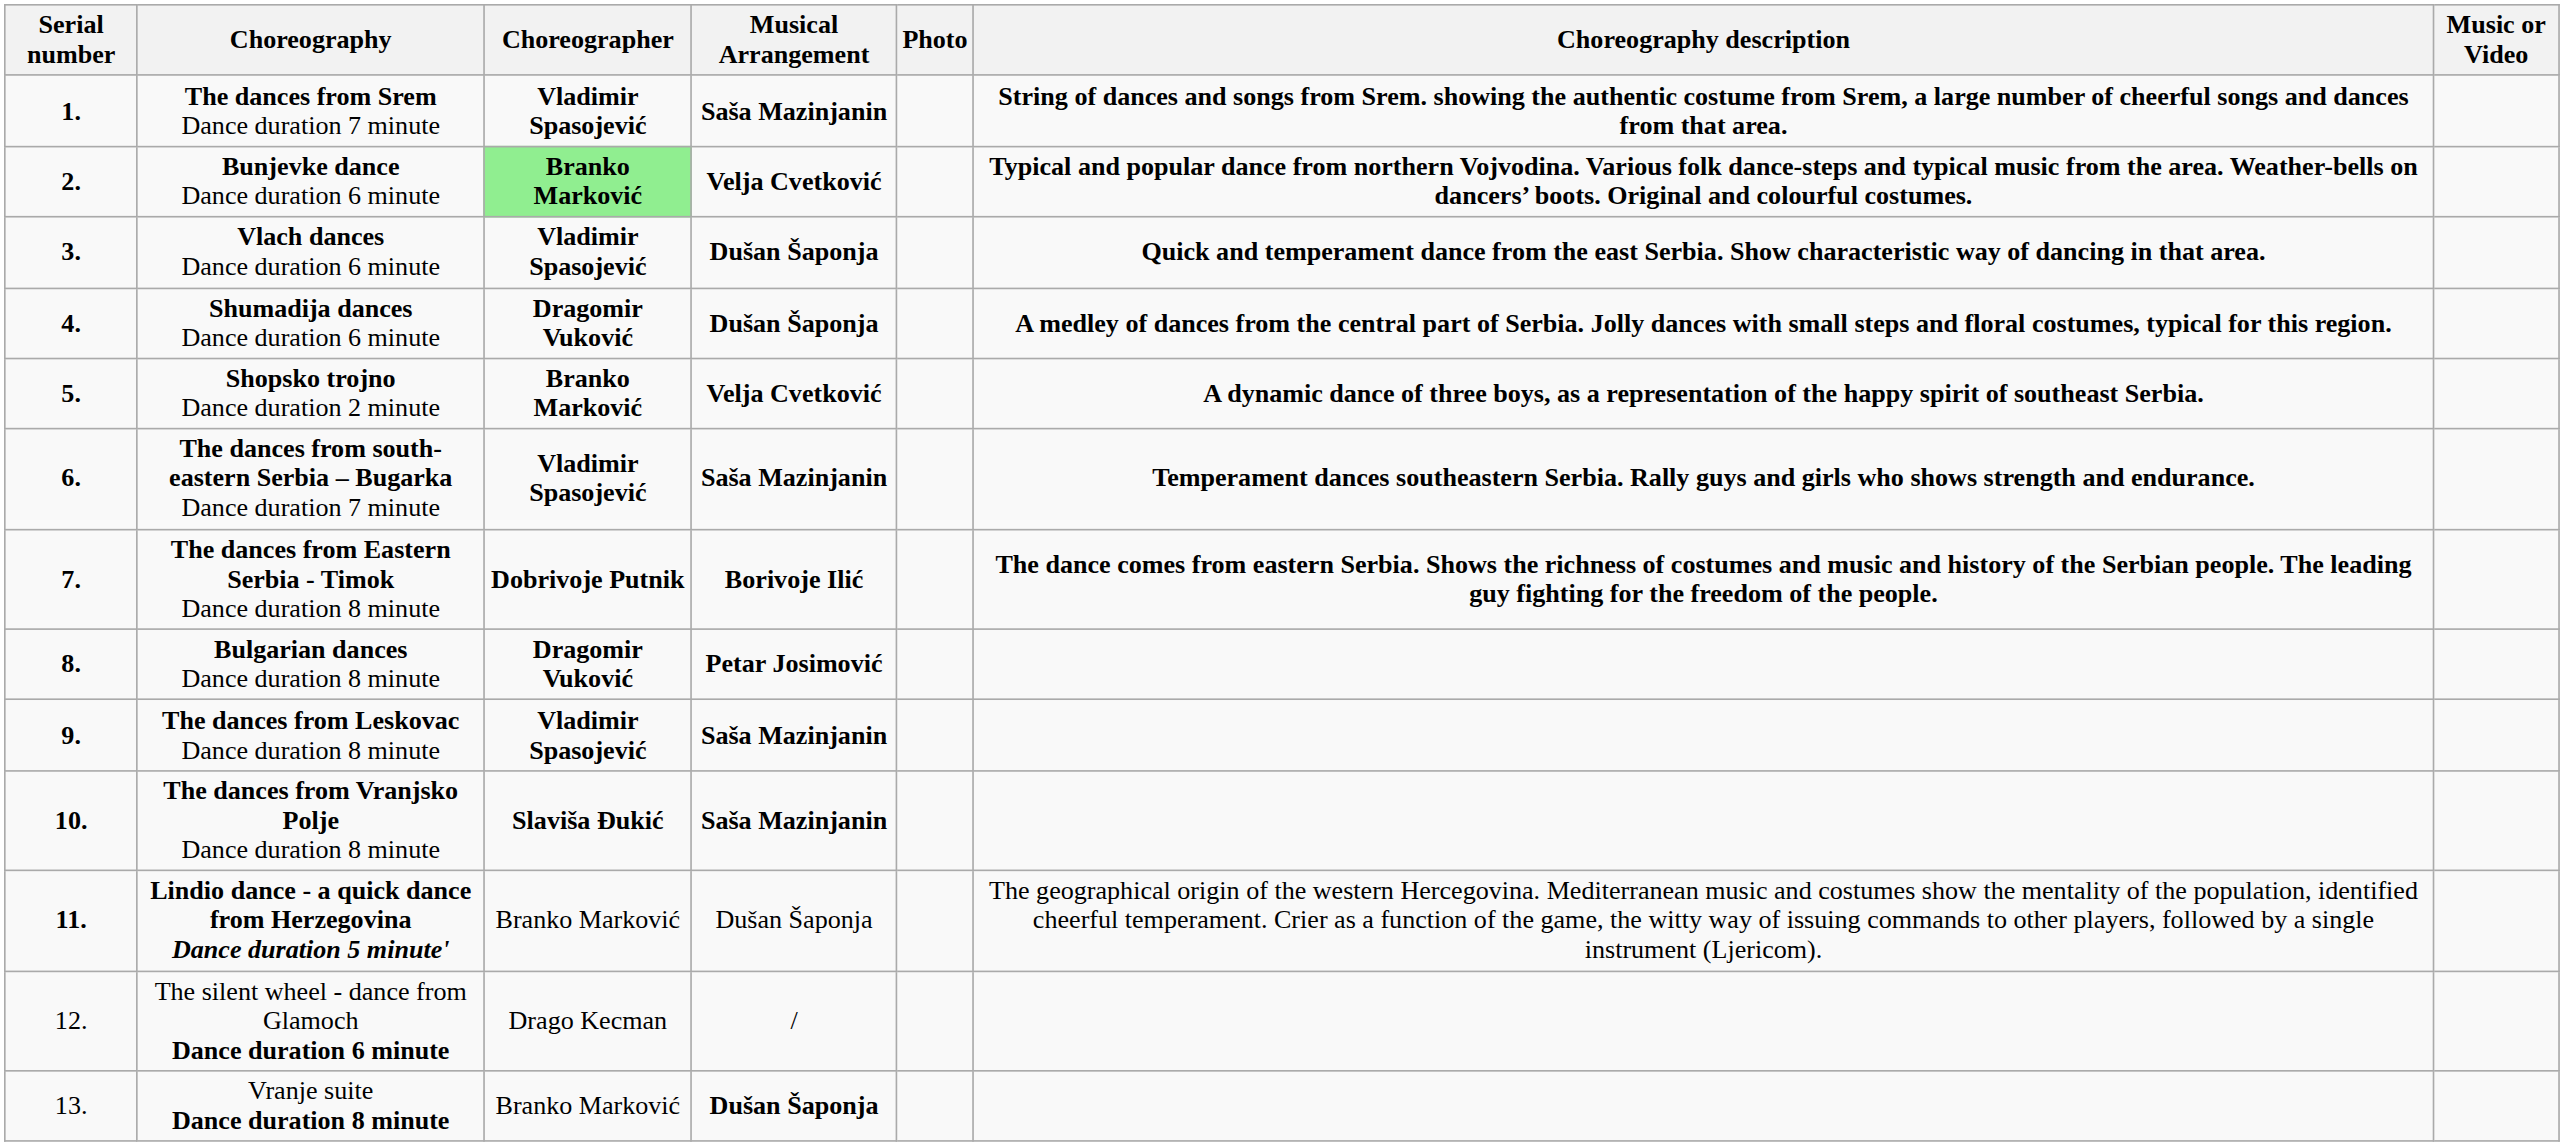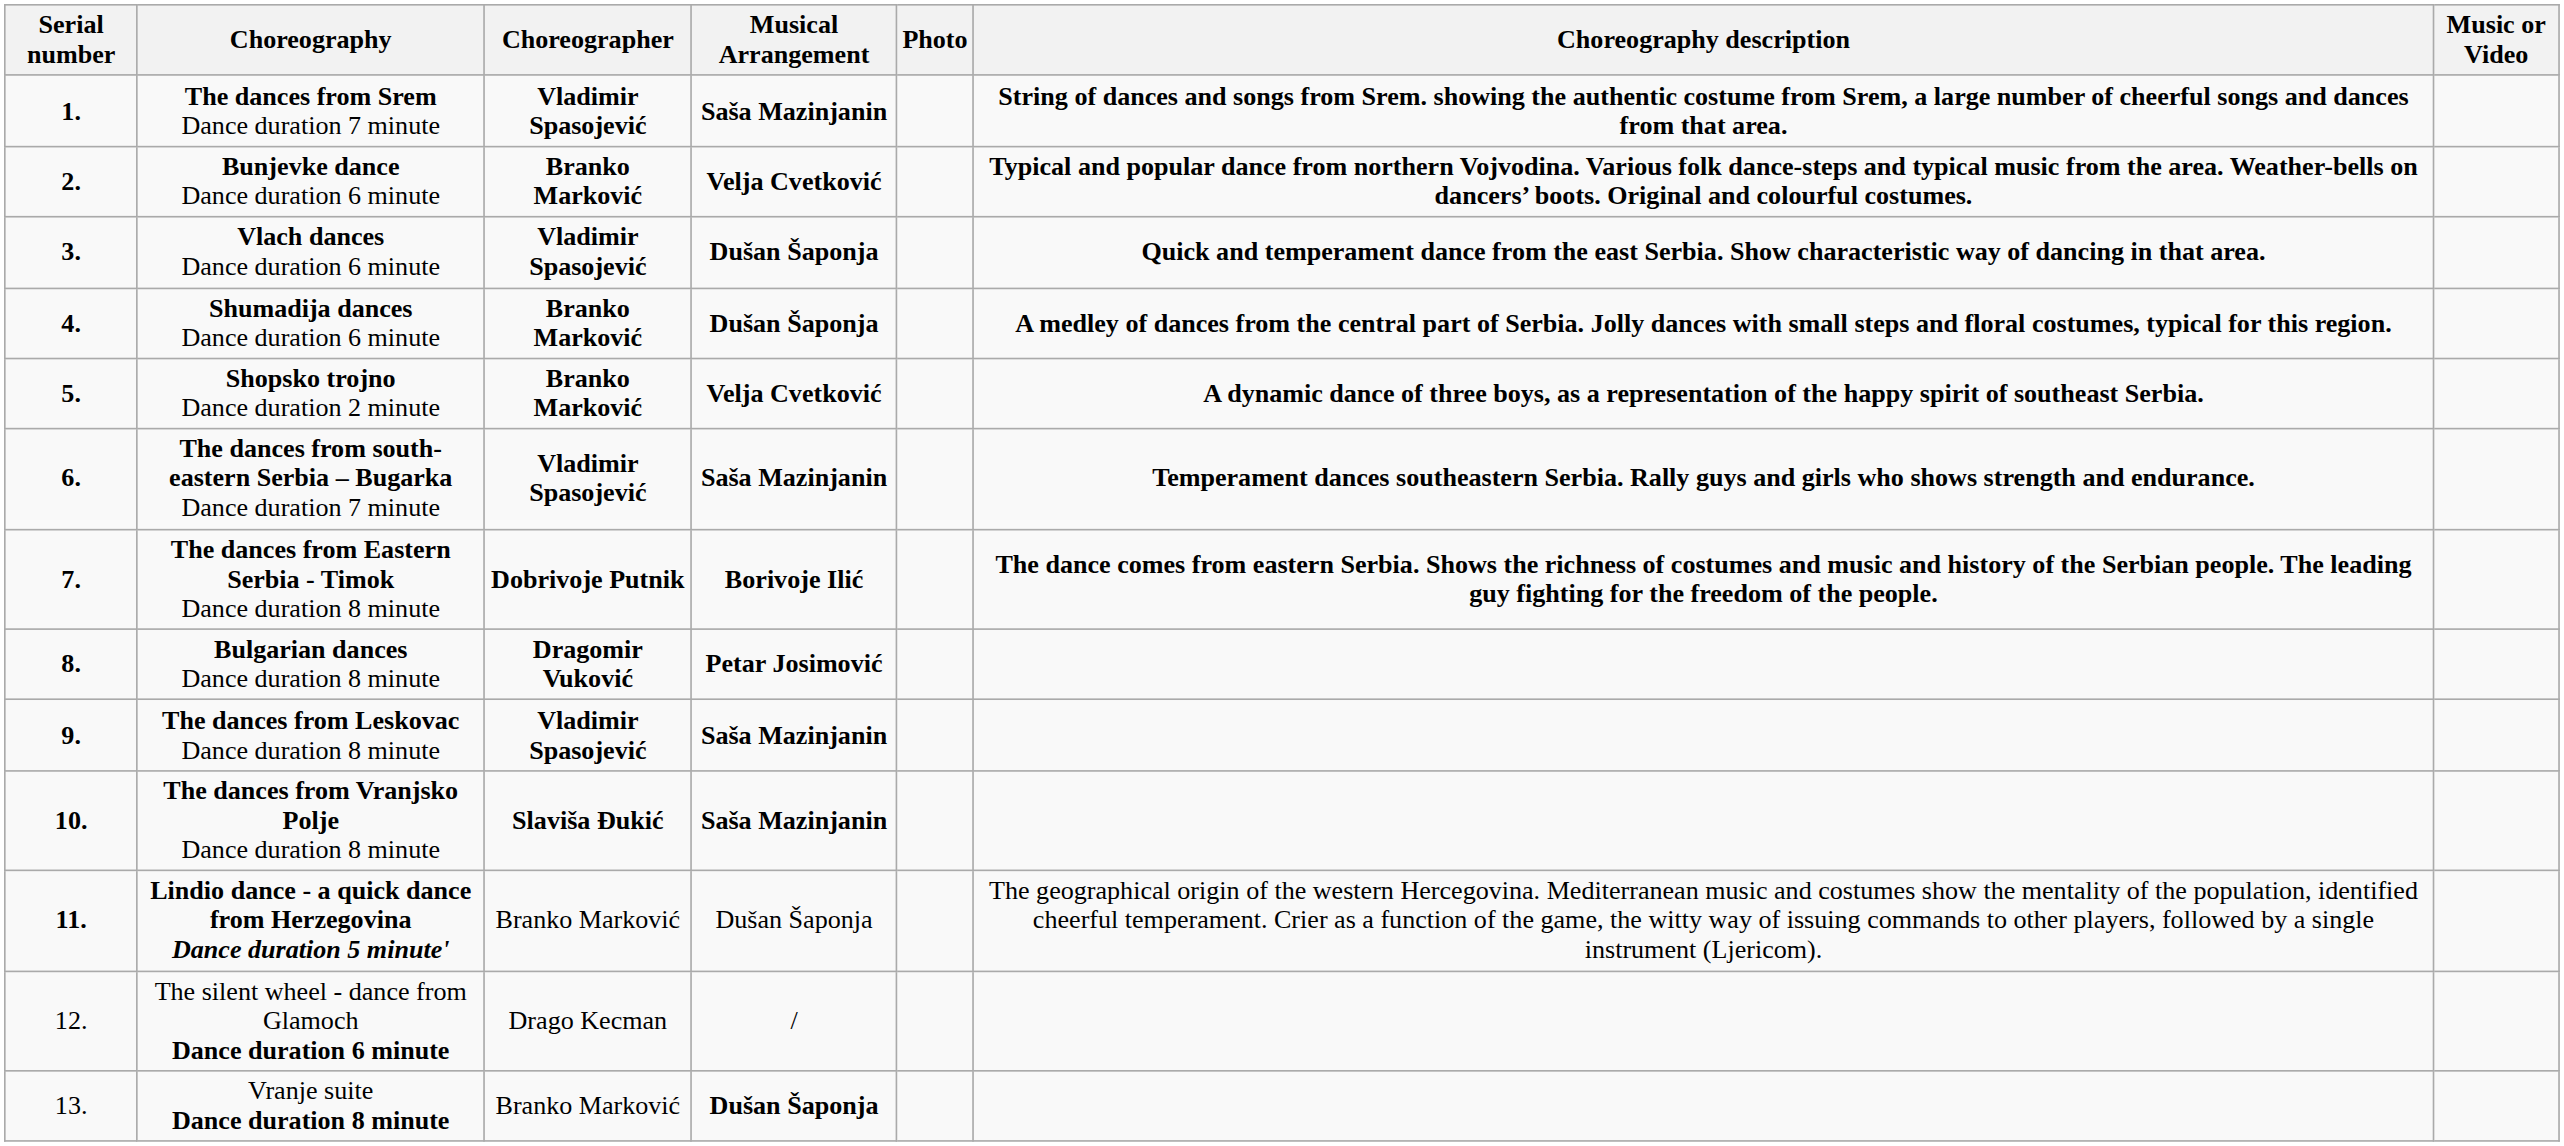(588, 181) lightgreen background -> (588, 181) no background
(588, 322) Dragomir Vuković -> (588, 322) Branko Marković
